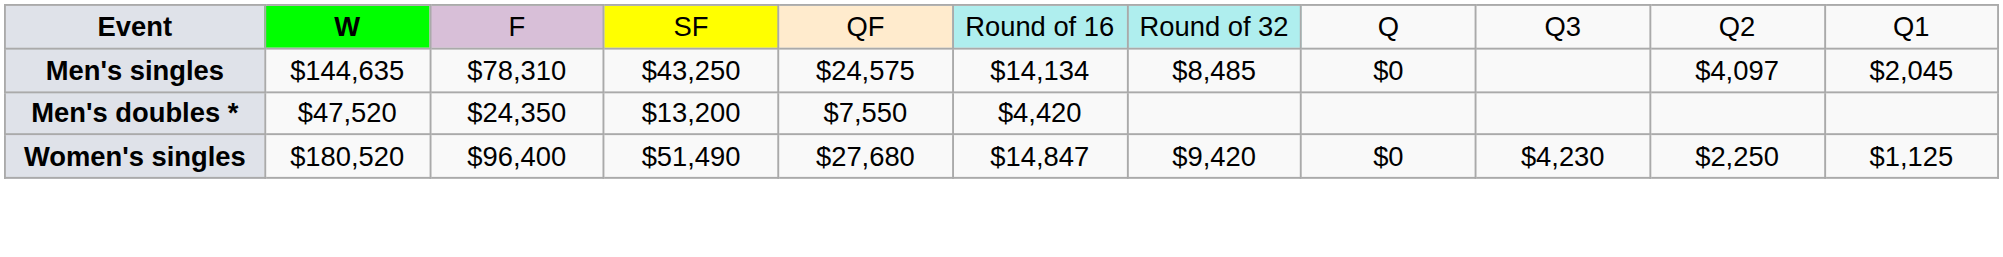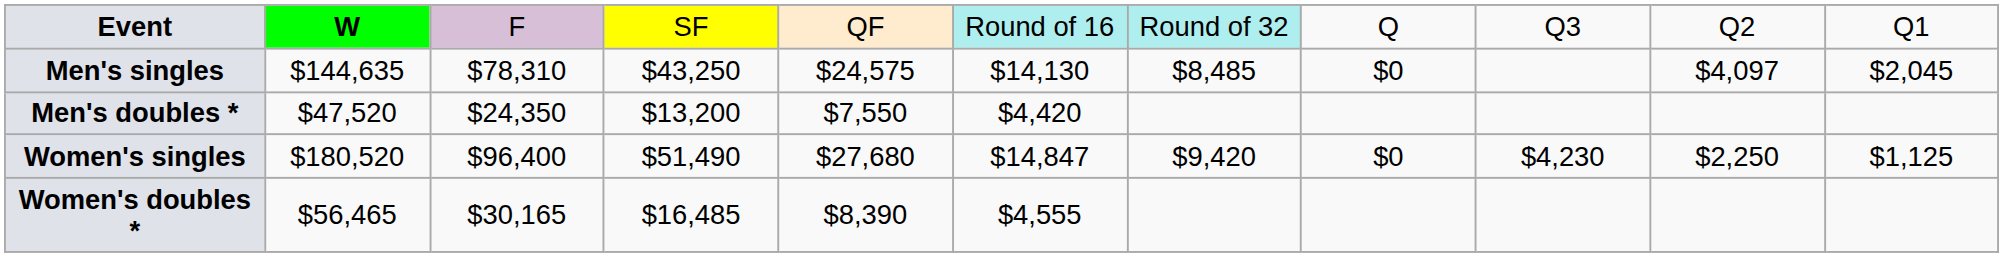(1040, 70) $14,134 -> (1040, 70) $14,130
+ row: (135, 215)
